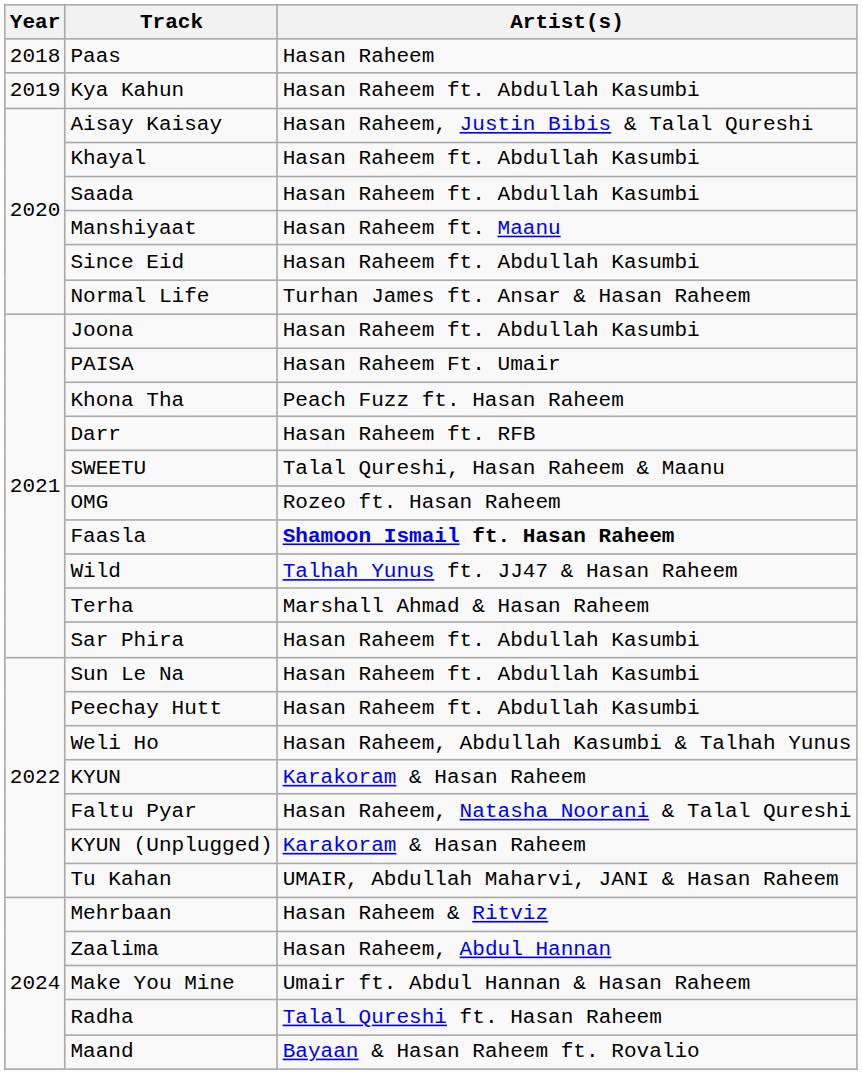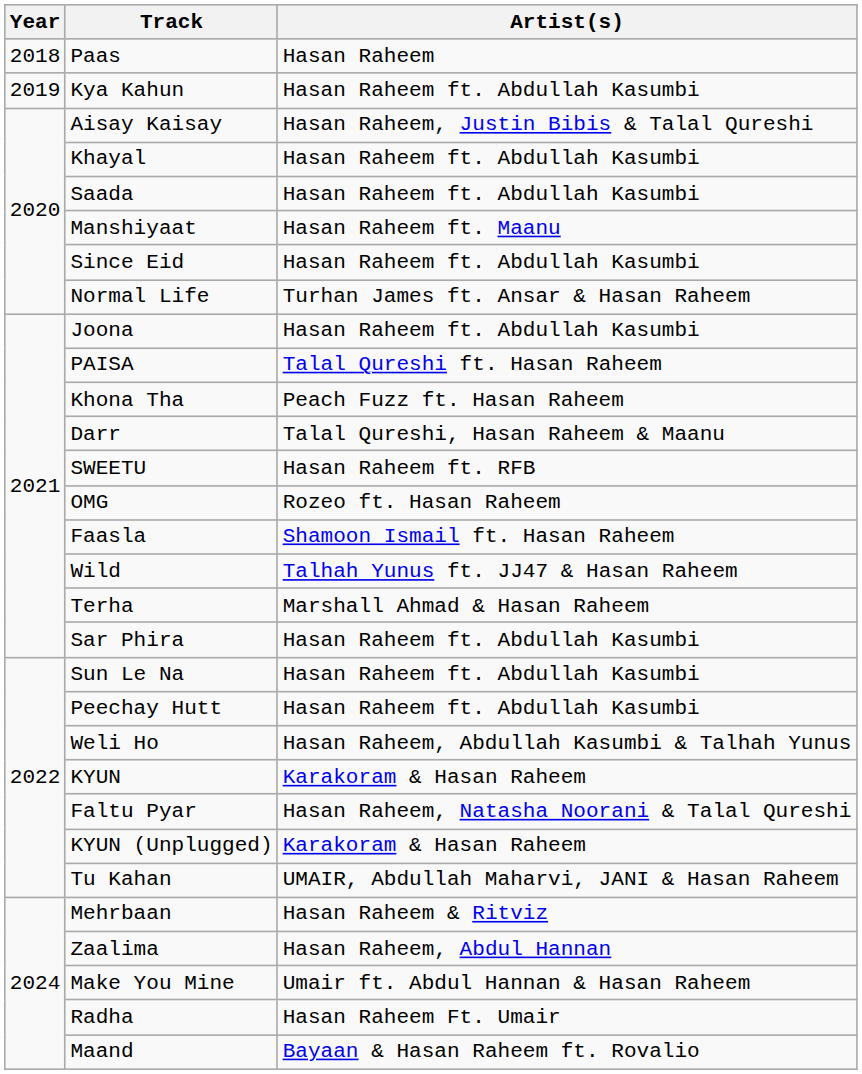(422, 365) Hasan Raheem Ft. Umair -> (472, 365) Talal Qureshi ft. Hasan Raheem
(409, 434) Hasan Raheem ft. RFB -> (504, 434) Talal Qureshi, Hasan Raheem & Maanu
(504, 468) Talal Qureshi, Hasan Raheem & Maanu -> (409, 468) Hasan Raheem ft. RFB
(479, 537) bold -> (479, 537) normal
(472, 1017) Talal Qureshi ft. Hasan Raheem -> (422, 1017) Hasan Raheem Ft. Umair
